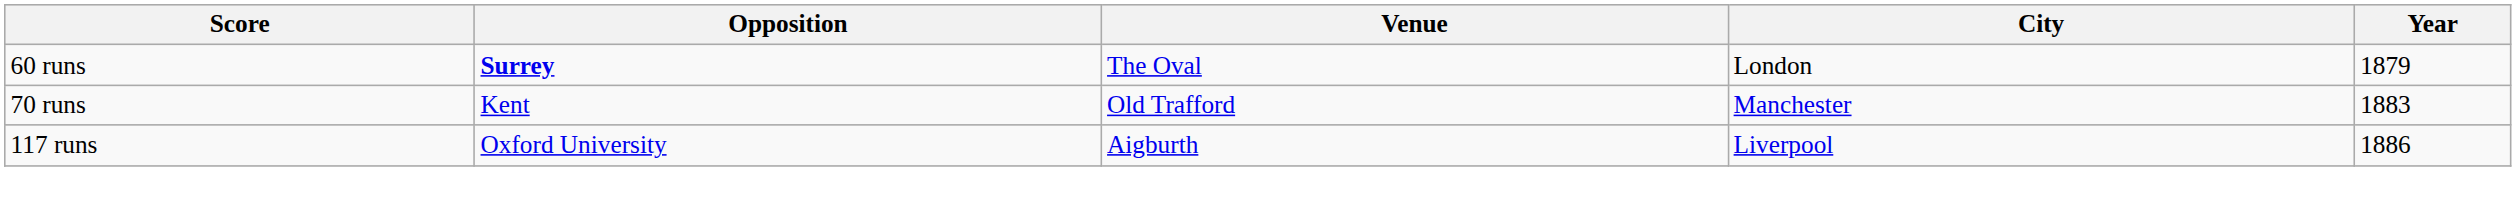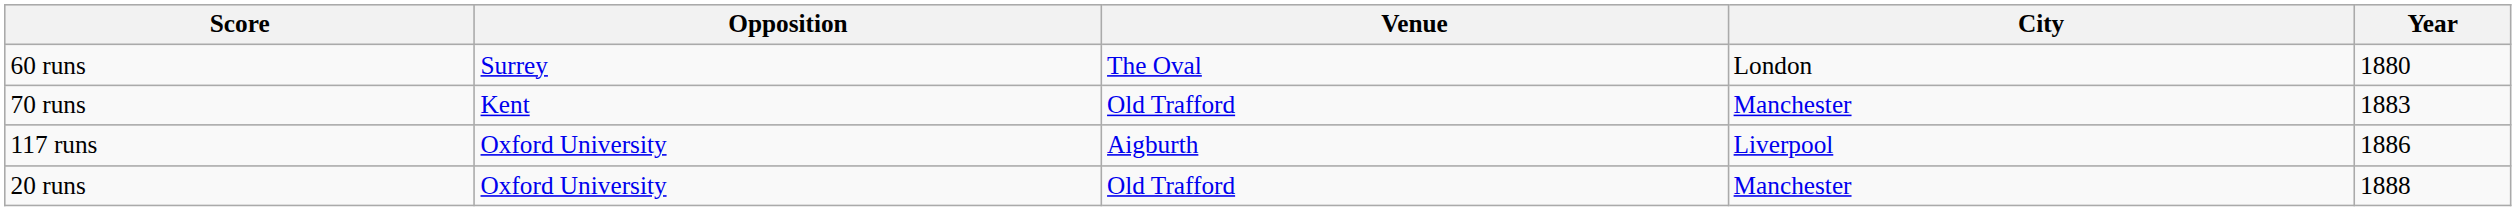(518, 64) bold -> (514, 64) normal
(2385, 64) 1879 -> (2385, 64) 1880
+ row: (48, 184)
